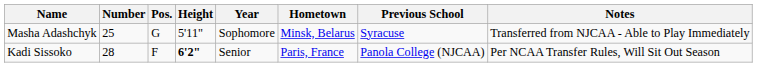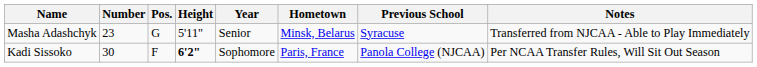(108, 33) 25 -> (108, 33) 23
(247, 33) Sophomore -> (235, 33) Senior
(108, 52) 28 -> (108, 52) 30
(235, 52) Senior -> (247, 52) Sophomore
